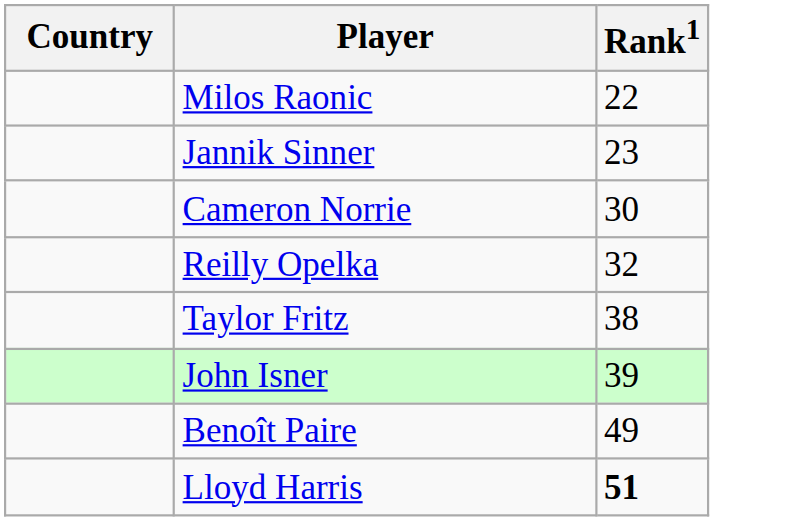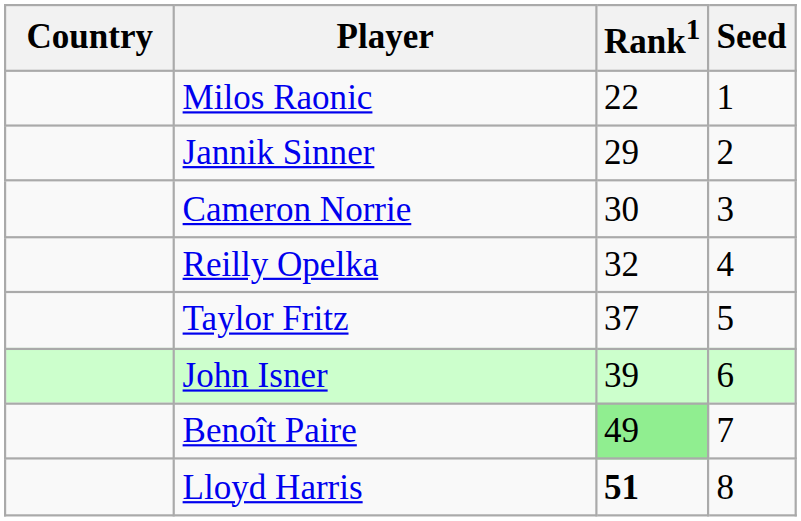+ column: (752, 37)
(621, 152) 23 -> (621, 152) 29
(621, 319) 38 -> (621, 319) 37
(621, 430) no background -> (621, 430) lightgreen background
